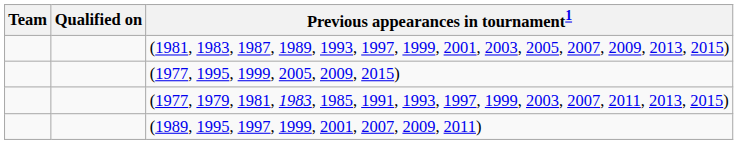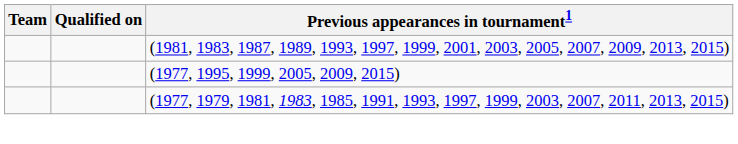- row: (316, 126)
